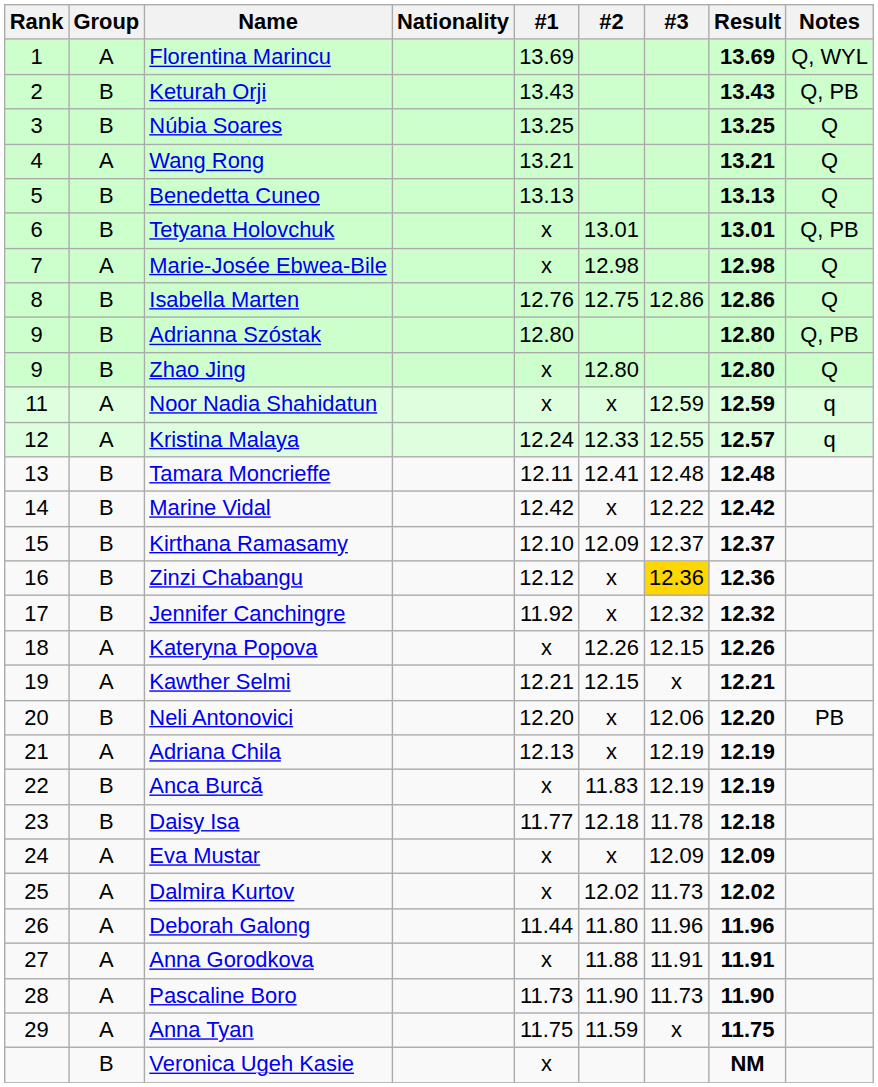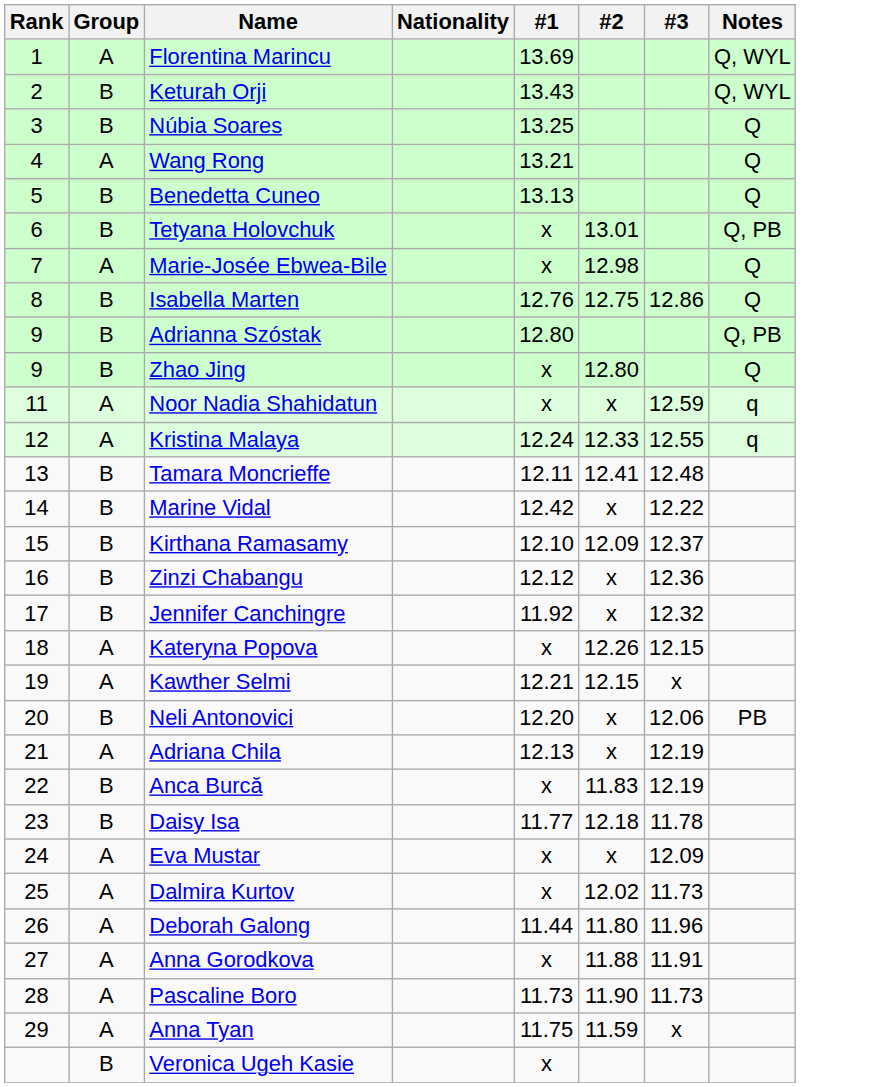- column: (748, 21)
(830, 91) Q, PB -> (752, 91) Q, WYL
(677, 578) gold background -> (677, 578) no background
